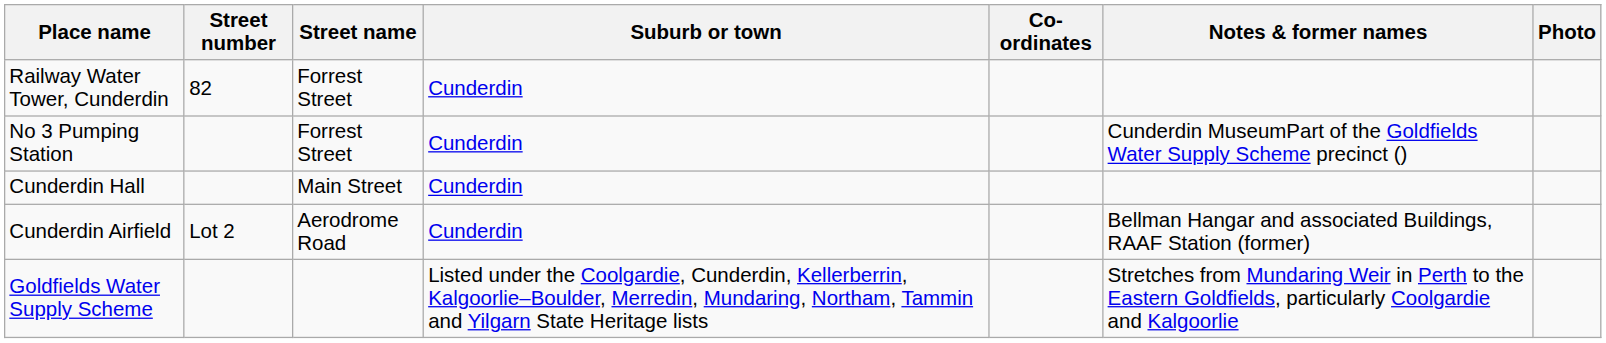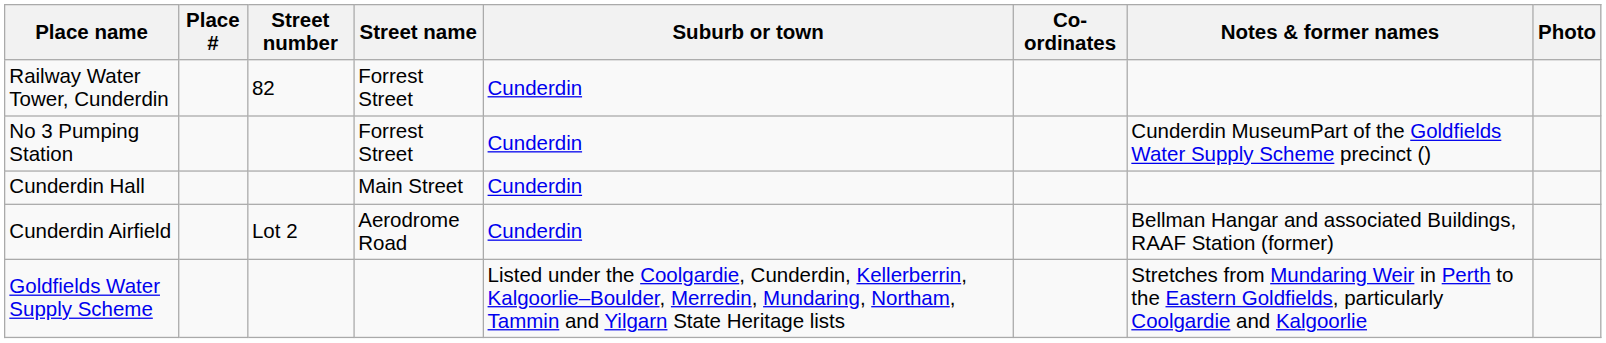+ column: (213, 32)
